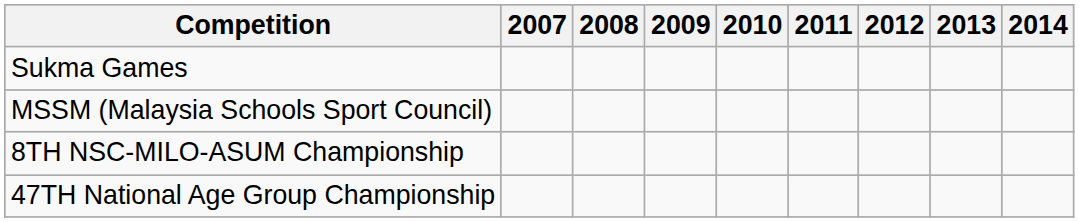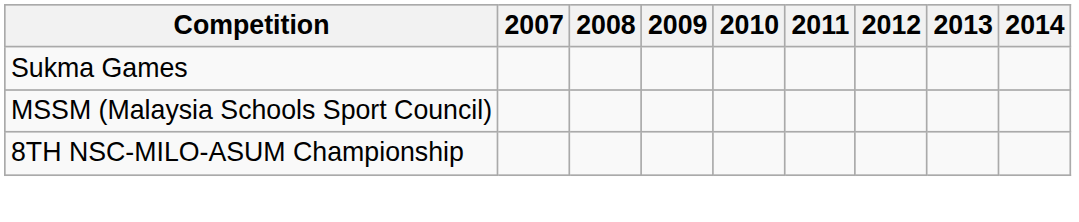- row: (253, 195)
